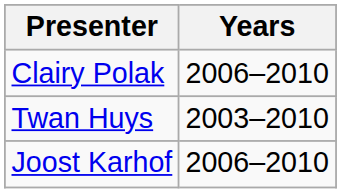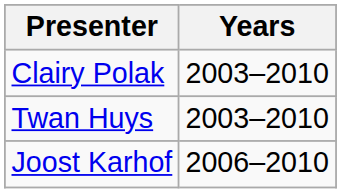(257, 72) 2006–2010 -> (257, 72) 2003–2010
